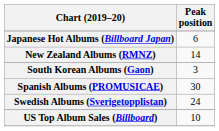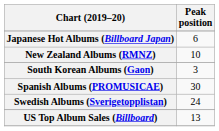(196, 54) 14 -> (196, 54) 10
(196, 117) 10 -> (196, 117) 13
